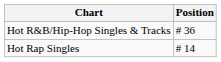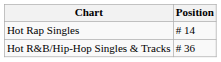rows swapped: (89, 30) <-> (43, 48)
